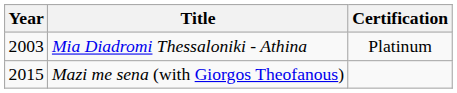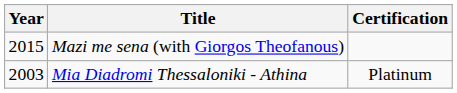rows swapped: (180, 46) <-> (198, 74)
